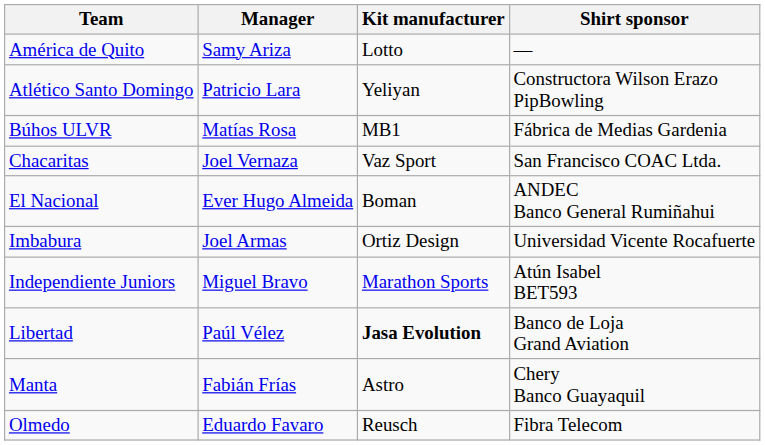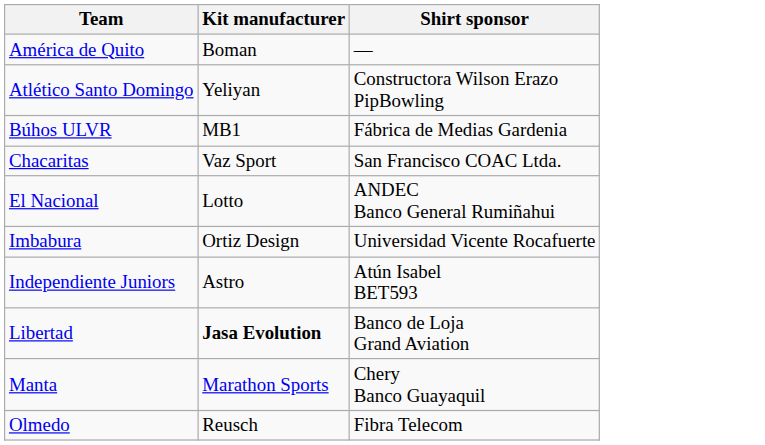- column: (278, 19)
(382, 49) Lotto -> (230, 49) Boman
(389, 201) Boman -> (223, 201) Lotto
(425, 282) Marathon Sports -> (223, 282) Astro
(383, 384) Astro -> (265, 384) Marathon Sports
